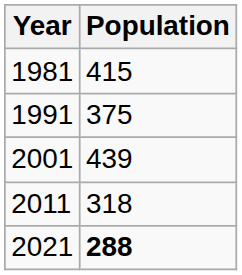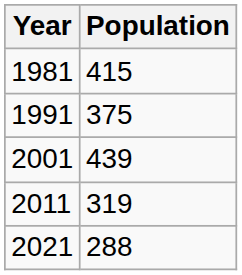(109, 203) 318 -> (109, 203) 319
(109, 247) bold -> (109, 247) normal
